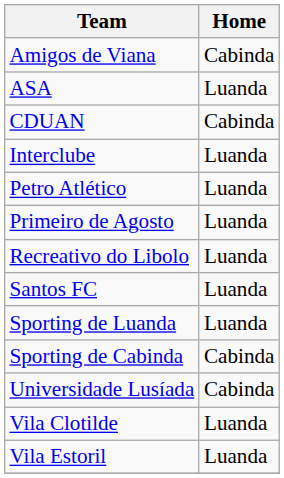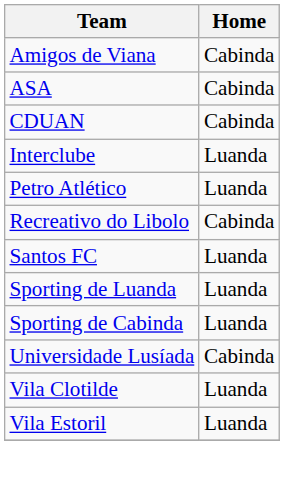(236, 88) Luanda -> (239, 88) Cabinda
- row: (92, 222)
(236, 255) Luanda -> (239, 222) Cabinda
(239, 356) Cabinda -> (236, 322) Luanda
